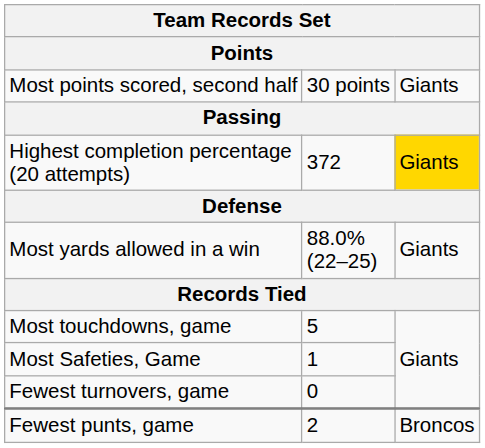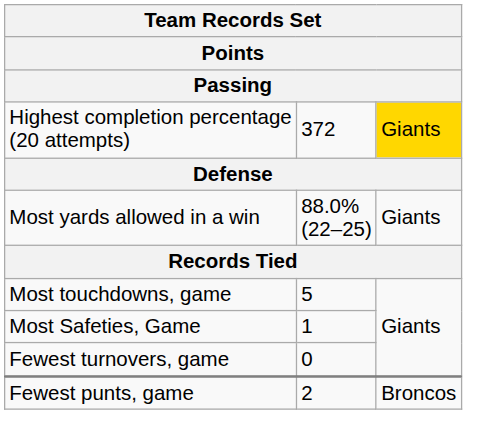- row: (153, 85)
